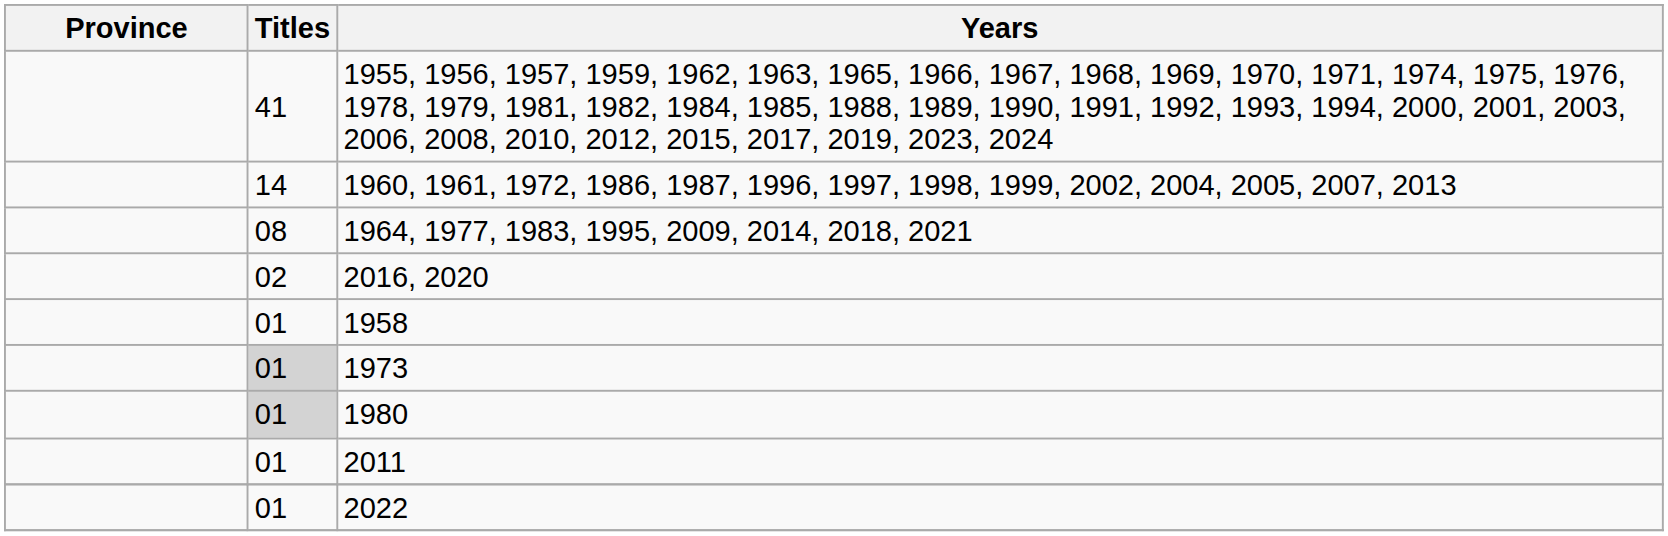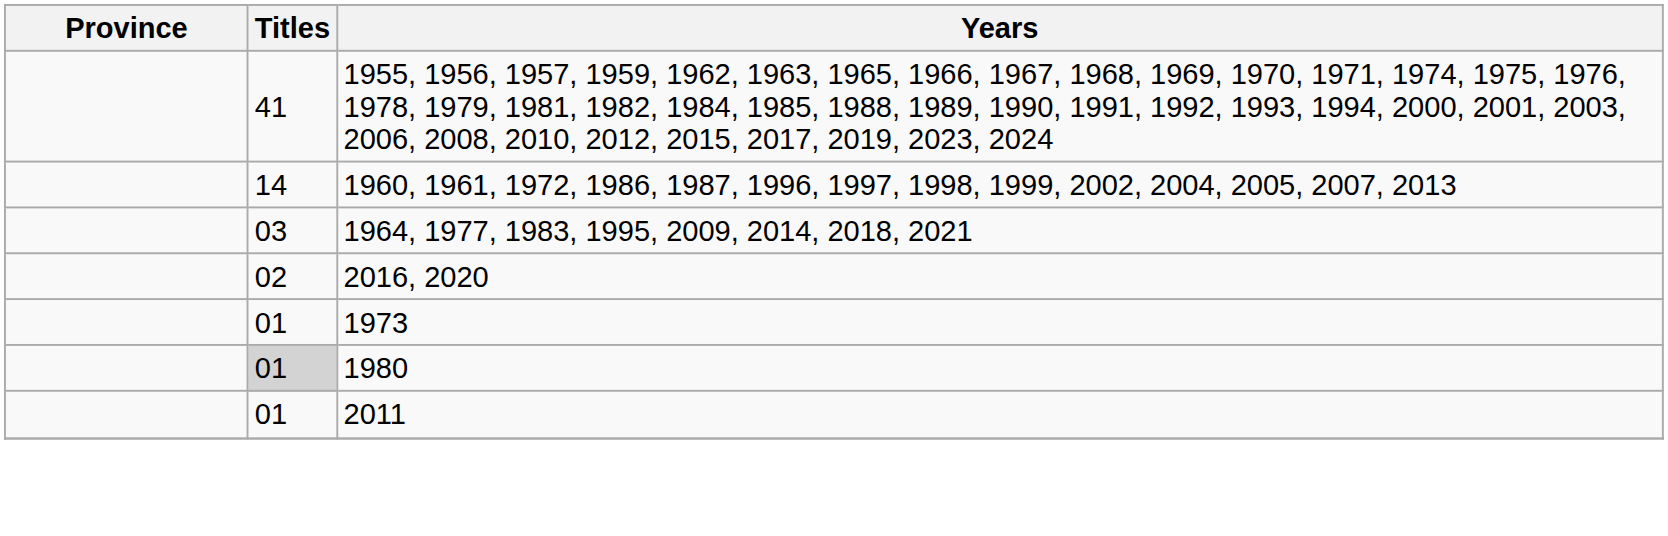(271, 231) 08 -> (271, 231) 03
- row: (376, 323)
(271, 369) lightgrey background -> (271, 323) no background
- row: (376, 507)
